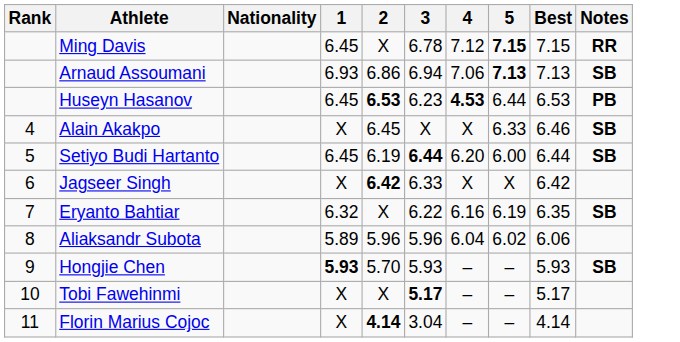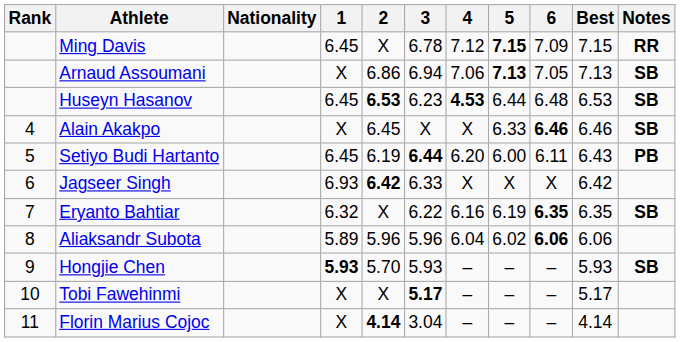+ column: (551, 18)
(341, 73) 6.93 -> (341, 73) X
(604, 101) PB -> (646, 101) SB
(553, 156) 6.44 -> (595, 156) 6.43
(604, 156) SB -> (646, 156) PB
(341, 184) X -> (341, 184) 6.93
